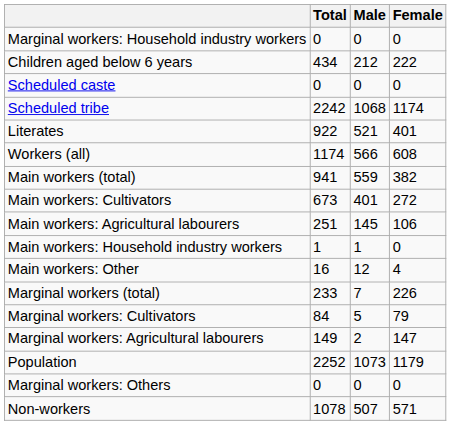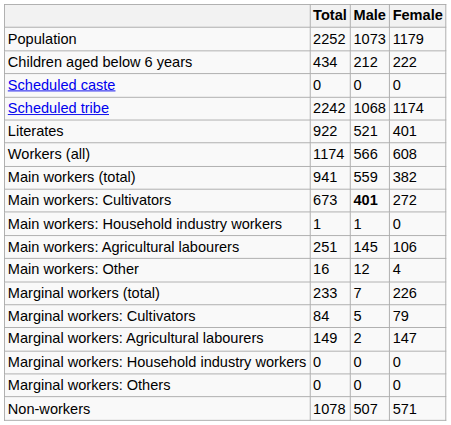rows swapped: (42, 362) <-> (157, 39)
(366, 200) normal -> (366, 200) bold
rows swapped: (124, 223) <-> (145, 246)
